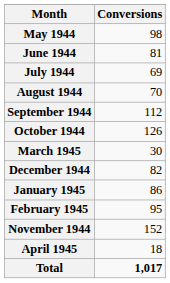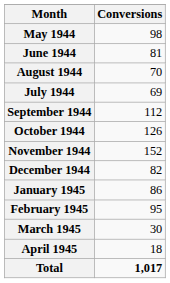rows swapped: (49, 72) <-> (49, 92)
rows swapped: (49, 229) <-> (49, 151)
